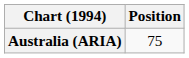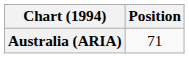(155, 40) 75 -> (155, 40) 71
